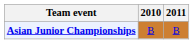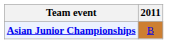- column: (151, 13)
